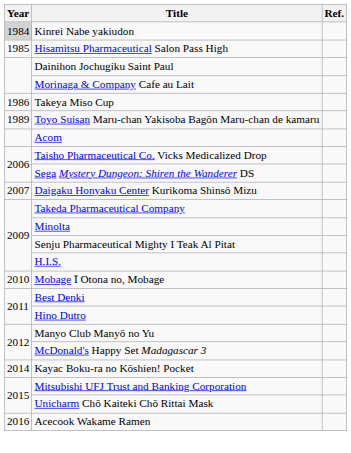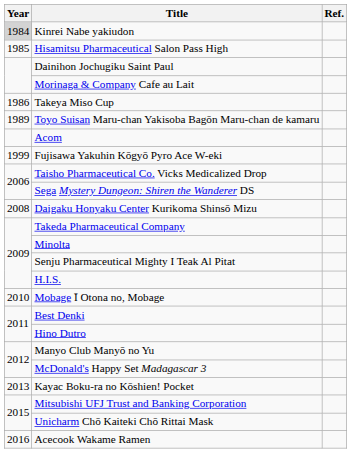+ row: (128, 155)
(18, 191) 2007 -> (18, 208) 2008
(18, 368) 2014 -> (18, 386) 2013
